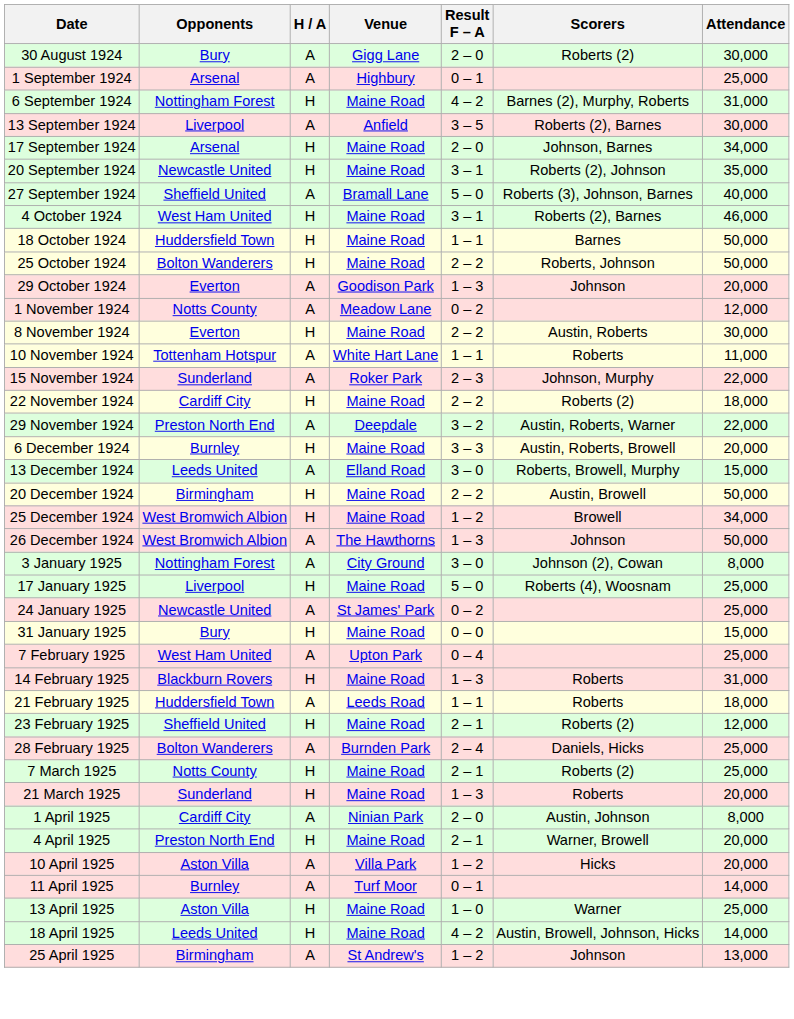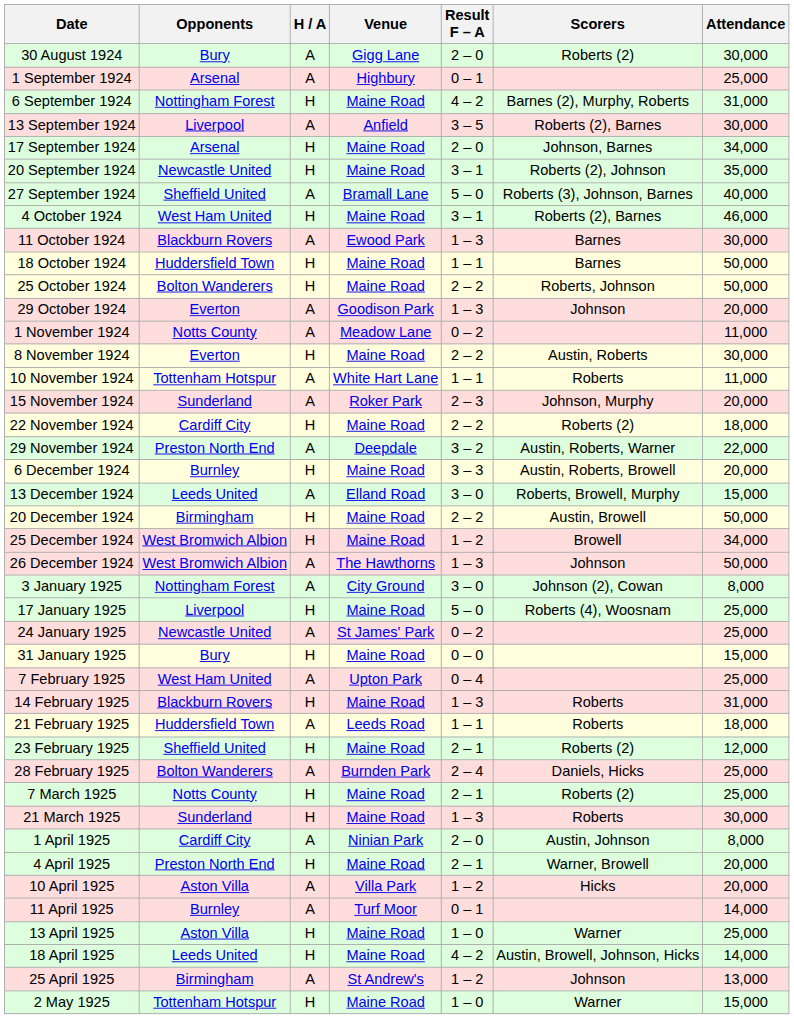+ row: (72, 240)
(746, 309) 12,000 -> (746, 332) 11,000
(746, 378) 22,000 -> (746, 401) 20,000
(746, 794) 20,000 -> (746, 817) 30,000
+ row: (72, 1002)
